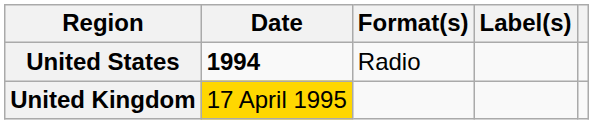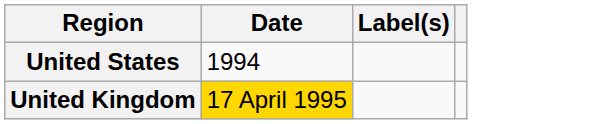- column: (413, 23)
(233, 61) bold -> (233, 61) normal
